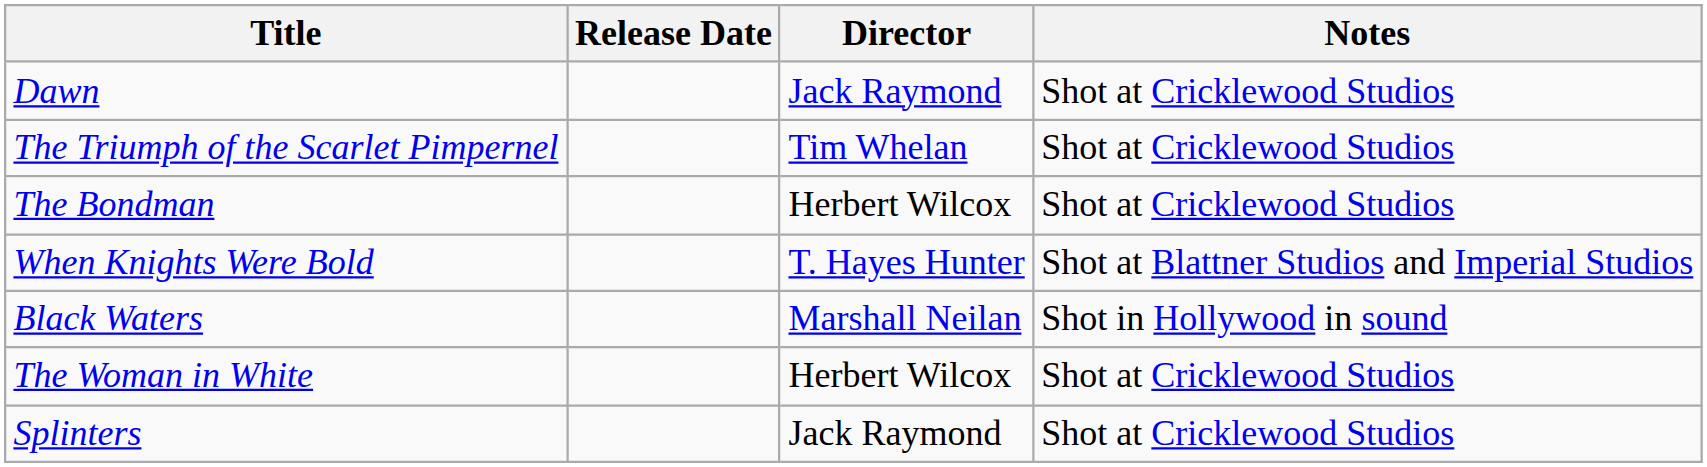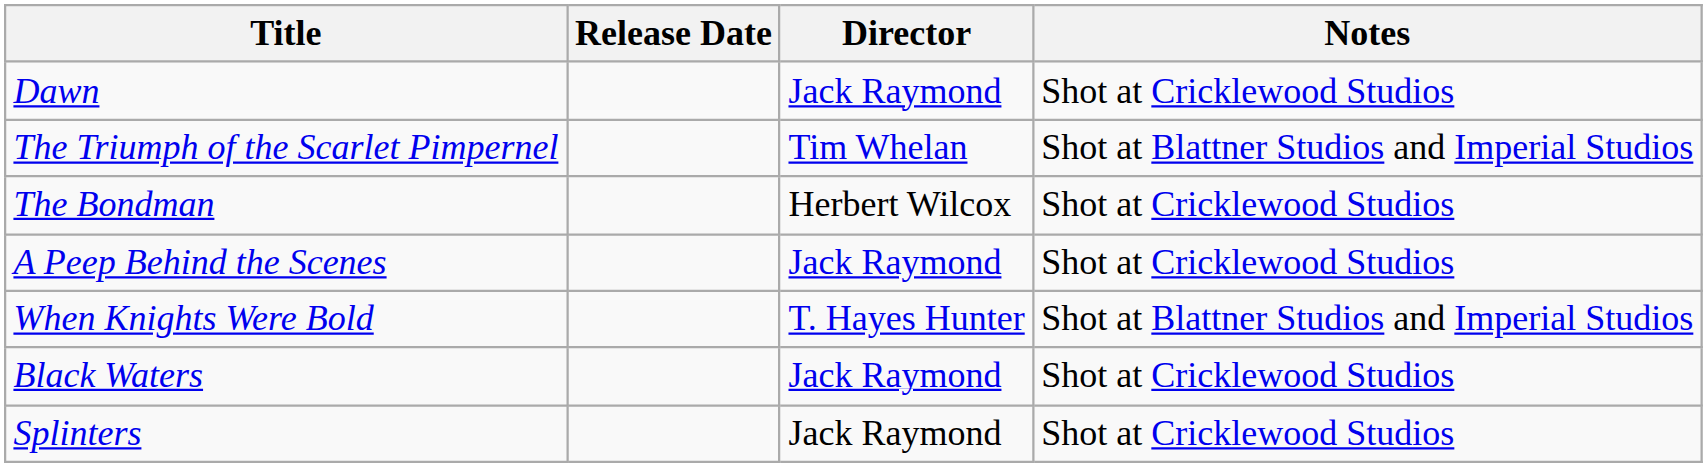(1248, 147) Shot at Cricklewood Studios -> (1367, 147) Shot at Blattner Studios and Imperial Studios
+ row: (200, 261)
(905, 318) Marshall Neilan -> (895, 375) Jack Raymond
(1244, 318) Shot in Hollywood in sound -> (1248, 375) Shot at Cricklewood Studios
- row: (163, 375)
